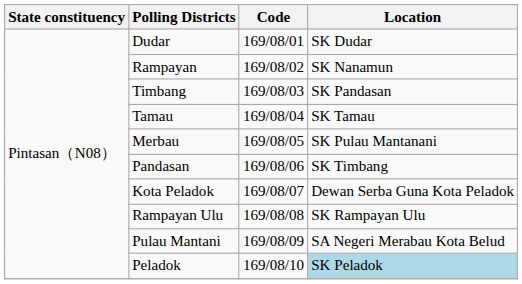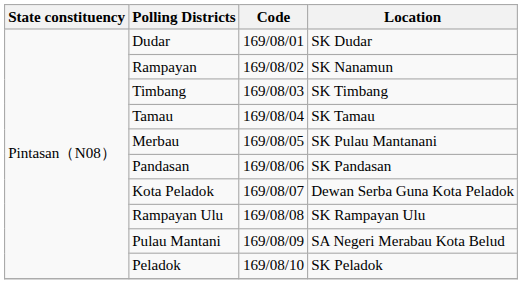(351, 91) SK Pandasan -> (350, 91) SK Timbang
(350, 165) SK Timbang -> (351, 165) SK Pandasan
(347, 265) lightblue background -> (347, 265) no background
